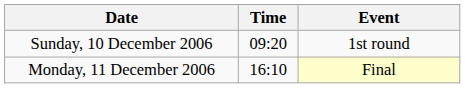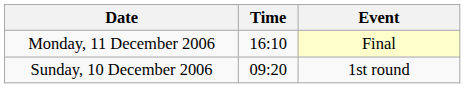rows swapped: (122, 43) <-> (122, 69)
